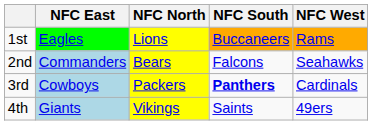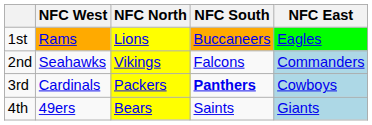columns swapped: (83, 16) <-> (330, 16)
(152, 62) Bears -> (137, 62) Vikings
(156, 108) Vikings -> (133, 108) Bears
